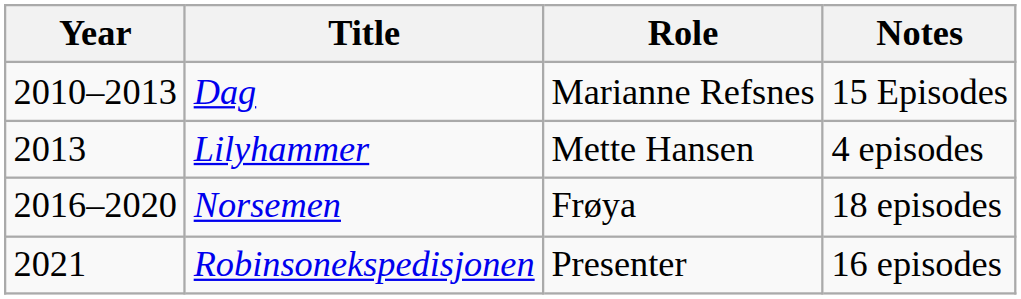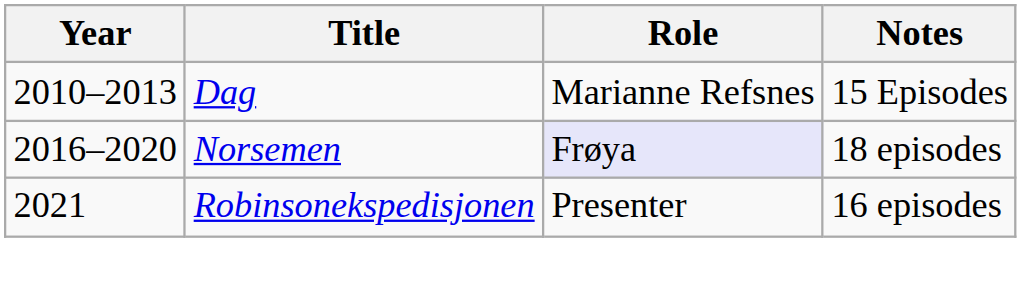- row: (281, 148)
(594, 206) no background -> (594, 148) lavender background
